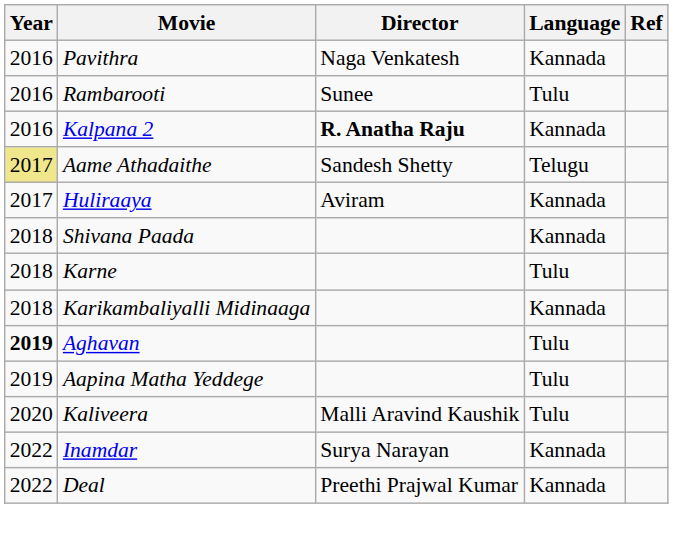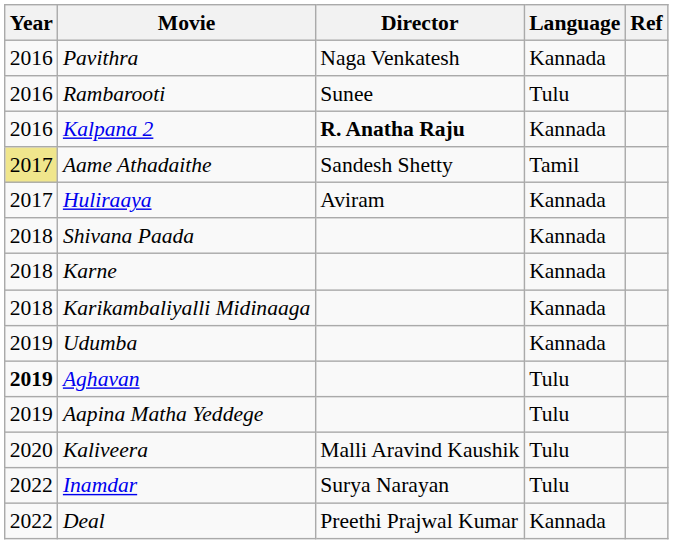(559, 164) Telugu -> (554, 164) Tamil
(549, 271) Tulu -> (568, 271) Kannada
+ row: (100, 342)
(568, 449) Kannada -> (549, 485) Tulu
